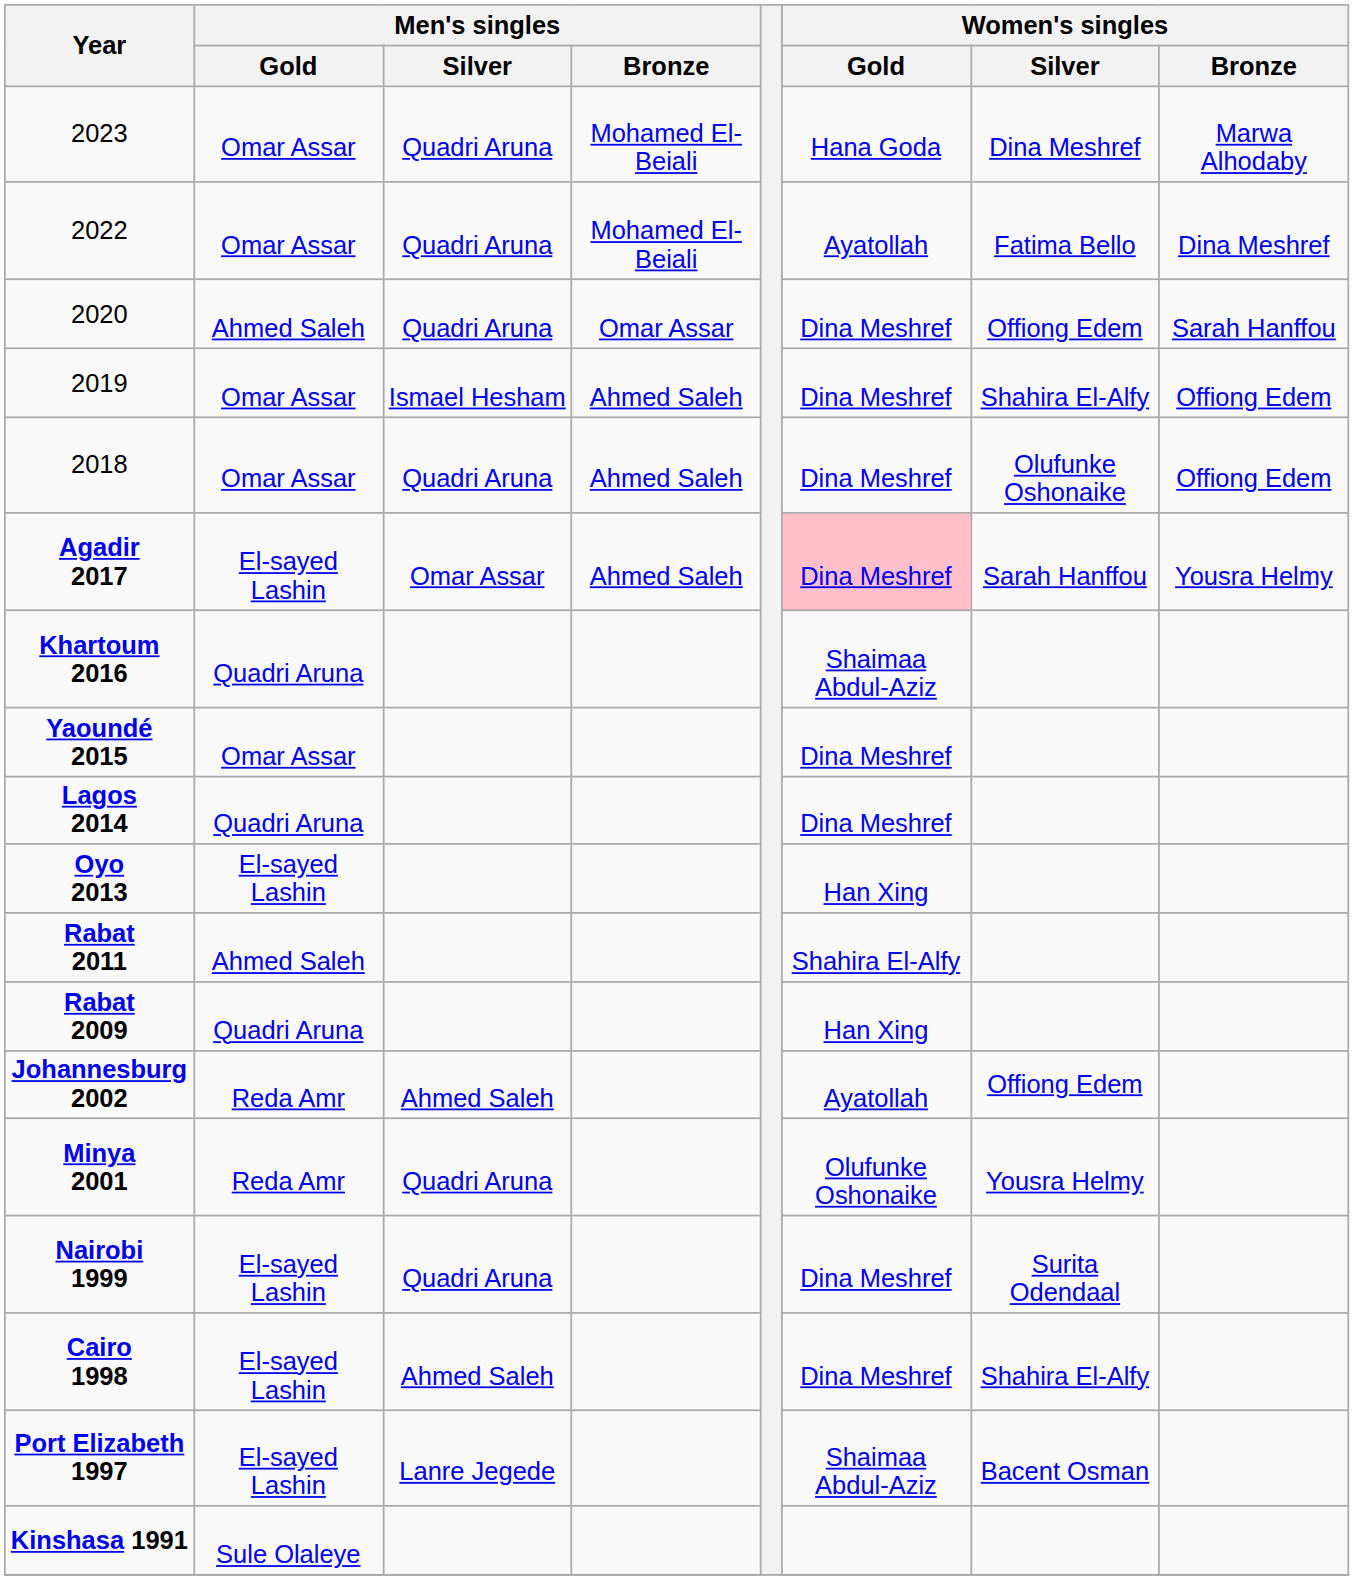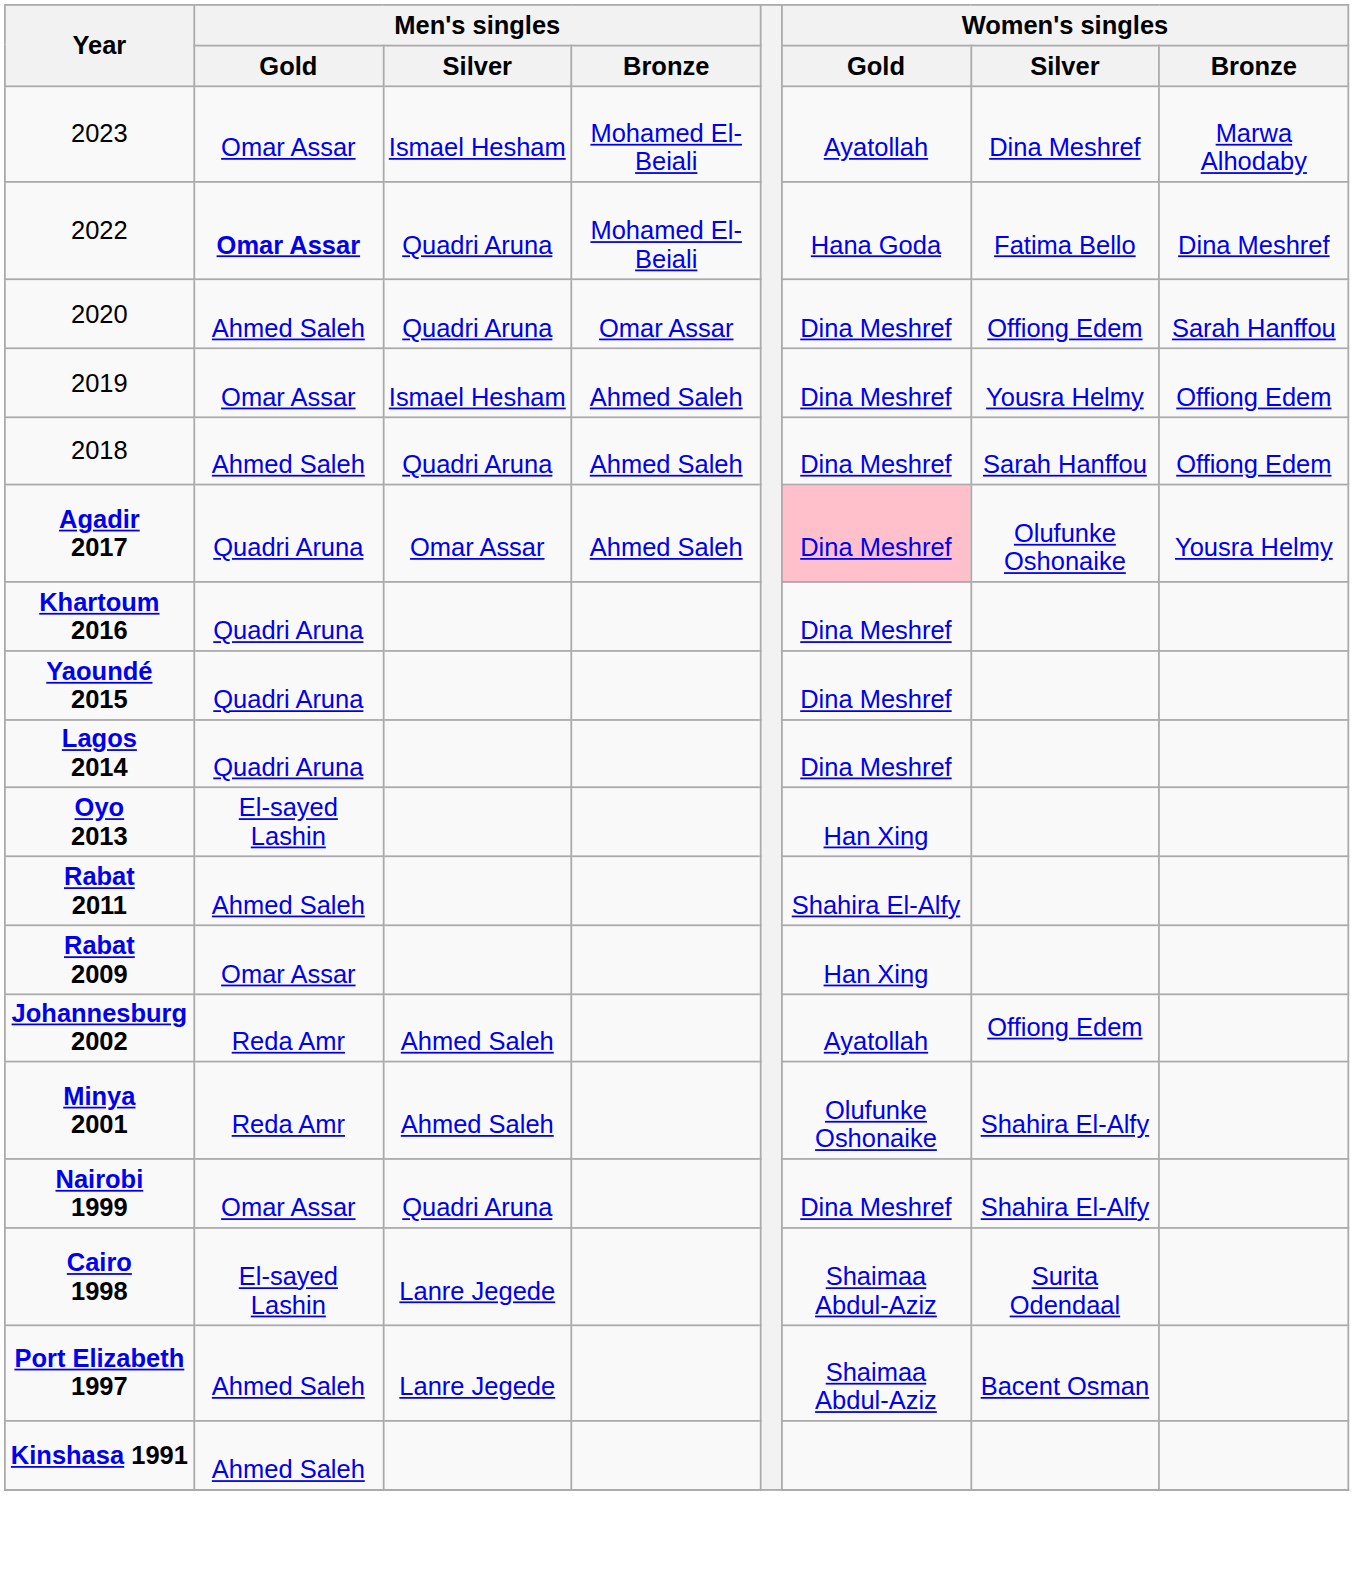(477, 148) Quadri Aruna -> (477, 148) Ismael Hesham
(876, 148) Hana Goda -> (876, 148) Ayatollah
(288, 245) normal -> (288, 245) bold
(876, 245) Ayatollah -> (876, 245) Hana Goda
(1065, 397) Shahira El-Alfy -> (1065, 397) Yousra Helmy
(288, 479) Omar Assar -> (288, 465) Ahmed Saleh
(1065, 479) Olufunke Oshonaike -> (1065, 465) Sarah Hanffou
(288, 576) El-sayed Lashin -> (288, 548) Quadri Aruna
(1065, 576) Sarah Hanffou -> (1065, 548) Olufunke Oshonaike
(876, 673) Shaimaa Abdul-Aziz -> (876, 631) Dina Meshref
(288, 756) Omar Assar -> (288, 699) Quadri Aruna
(288, 1030) Quadri Aruna -> (288, 974) Omar Assar
(477, 1182) Quadri Aruna -> (477, 1125) Ahmed Saleh
(1065, 1182) Yousra Helmy -> (1065, 1125) Shahira El-Alfy
(288, 1279) El-sayed Lashin -> (288, 1208) Omar Assar
(1065, 1279) Surita Odendaal -> (1065, 1208) Shahira El-Alfy
(477, 1375) Ahmed Saleh -> (477, 1291) Lanre Jegede
(876, 1375) Dina Meshref -> (876, 1291) Shaimaa Abdul-Aziz
(1065, 1375) Shahira El-Alfy -> (1065, 1291) Surita Odendaal
(288, 1472) El-sayed Lashin -> (288, 1387) Ahmed Saleh
(288, 1555) Sule Olaleye -> (288, 1470) Ahmed Saleh
